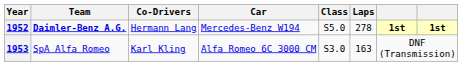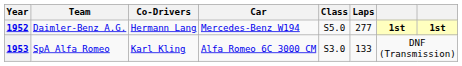(80, 27) bold -> (80, 27) normal
(363, 27) 278 -> (363, 27) 277
(363, 48) 163 -> (363, 48) 133
